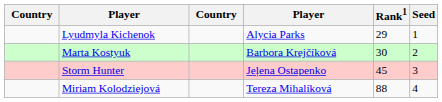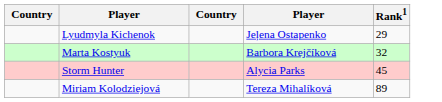- column: (424, 15)
(276, 34) Alycia Parks -> (286, 34) Jeļena Ostapenko
(381, 52) 30 -> (381, 52) 32
(286, 70) Jeļena Ostapenko -> (276, 70) Alycia Parks
(381, 88) 88 -> (381, 88) 89
